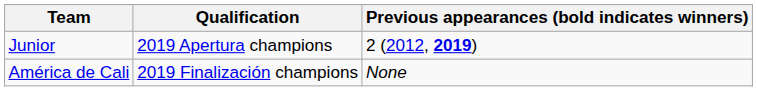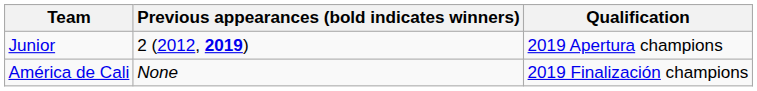columns swapped: (248, 18) <-> (557, 18)
